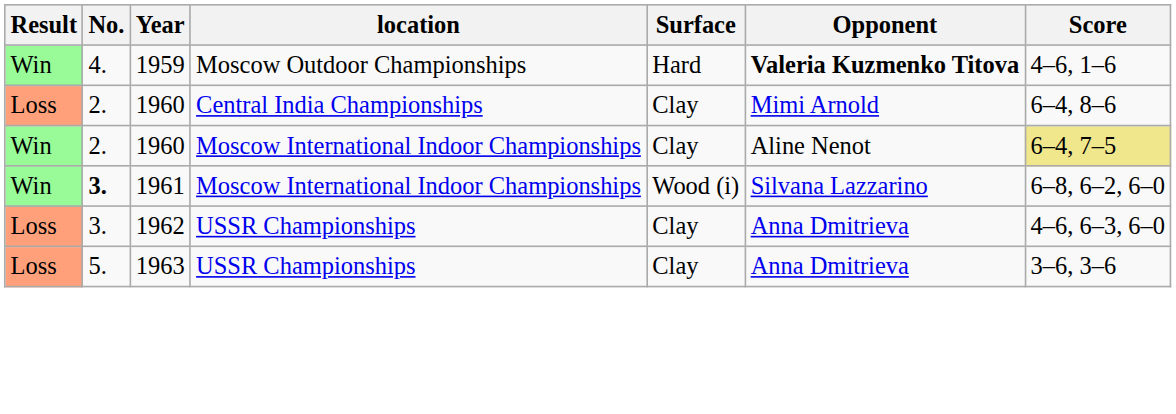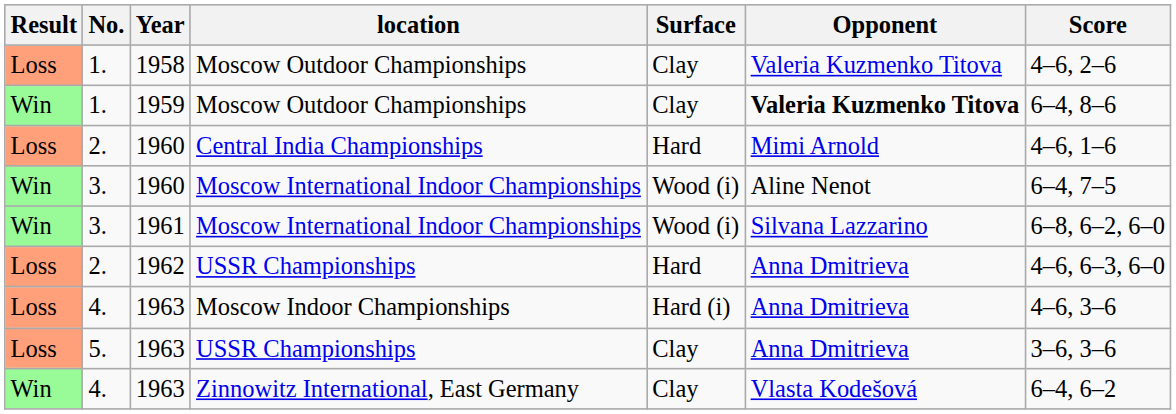+ row: (160, 65)
(98, 65) 4. -> (98, 105) 1.
(677, 65) Hard -> (675, 105) Clay
(1073, 65) 4–6, 1–6 -> (1073, 105) 6–4, 8–6
(675, 105) Clay -> (677, 145) Hard
(1073, 105) 6–4, 8–6 -> (1073, 145) 4–6, 1–6
(98, 145) 2. -> (98, 186) 3.
(675, 145) Clay -> (696, 186) Wood (i)
(1073, 145) khaki background -> (1073, 186) no background
(98, 186) bold -> (98, 226) normal
(98, 226) 3. -> (98, 266) 2.
(675, 226) Clay -> (677, 266) Hard
+ row: (160, 307)
+ row: (160, 388)
